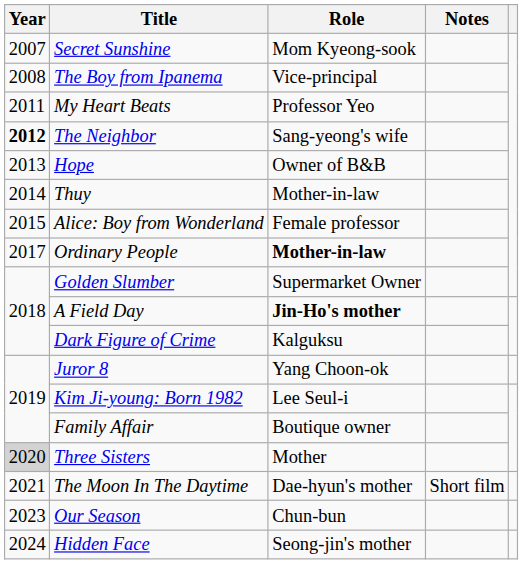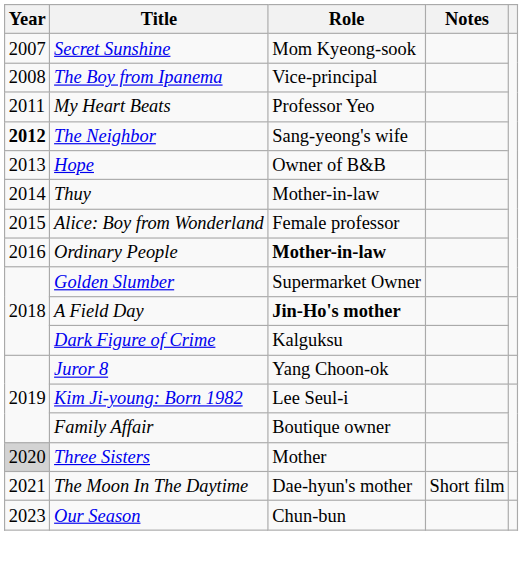(27, 252) 2017 -> (27, 252) 2016
- row: (102, 544)
